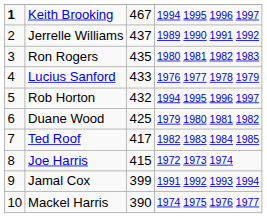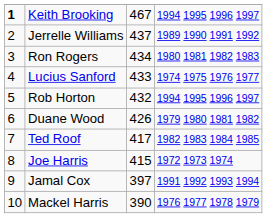(141, 56) 435 -> (141, 56) 434
(208, 77) 1976 1977 1978 1979 -> (208, 77) 1974 1975 1976 1977
(141, 118) 425 -> (141, 118) 426
(141, 181) 399 -> (141, 181) 397
(208, 202) 1974 1975 1976 1977 -> (208, 202) 1976 1977 1978 1979
